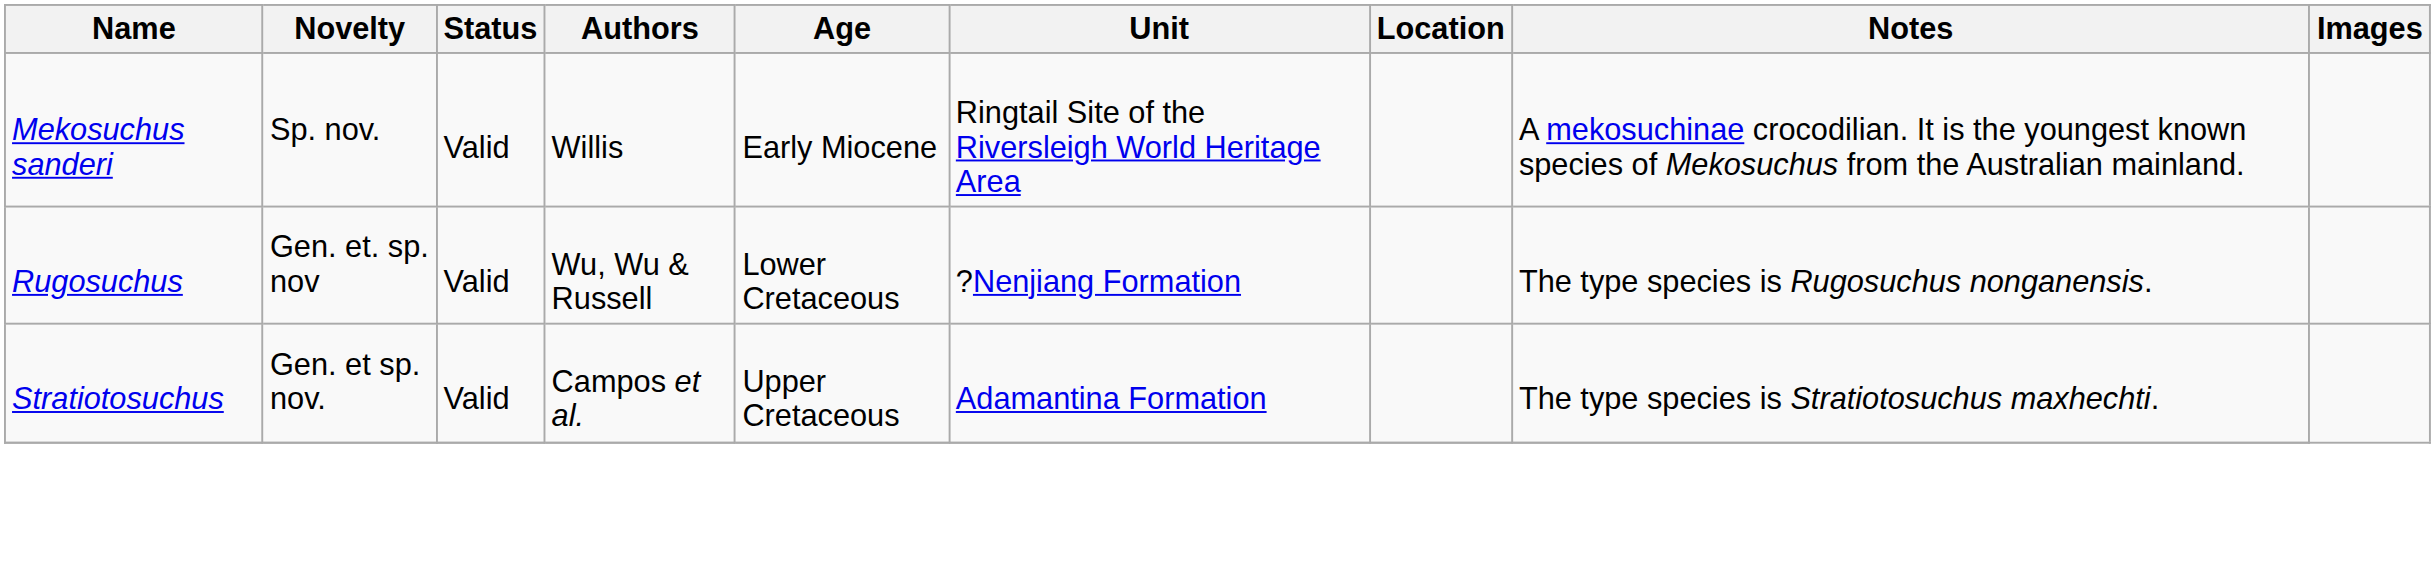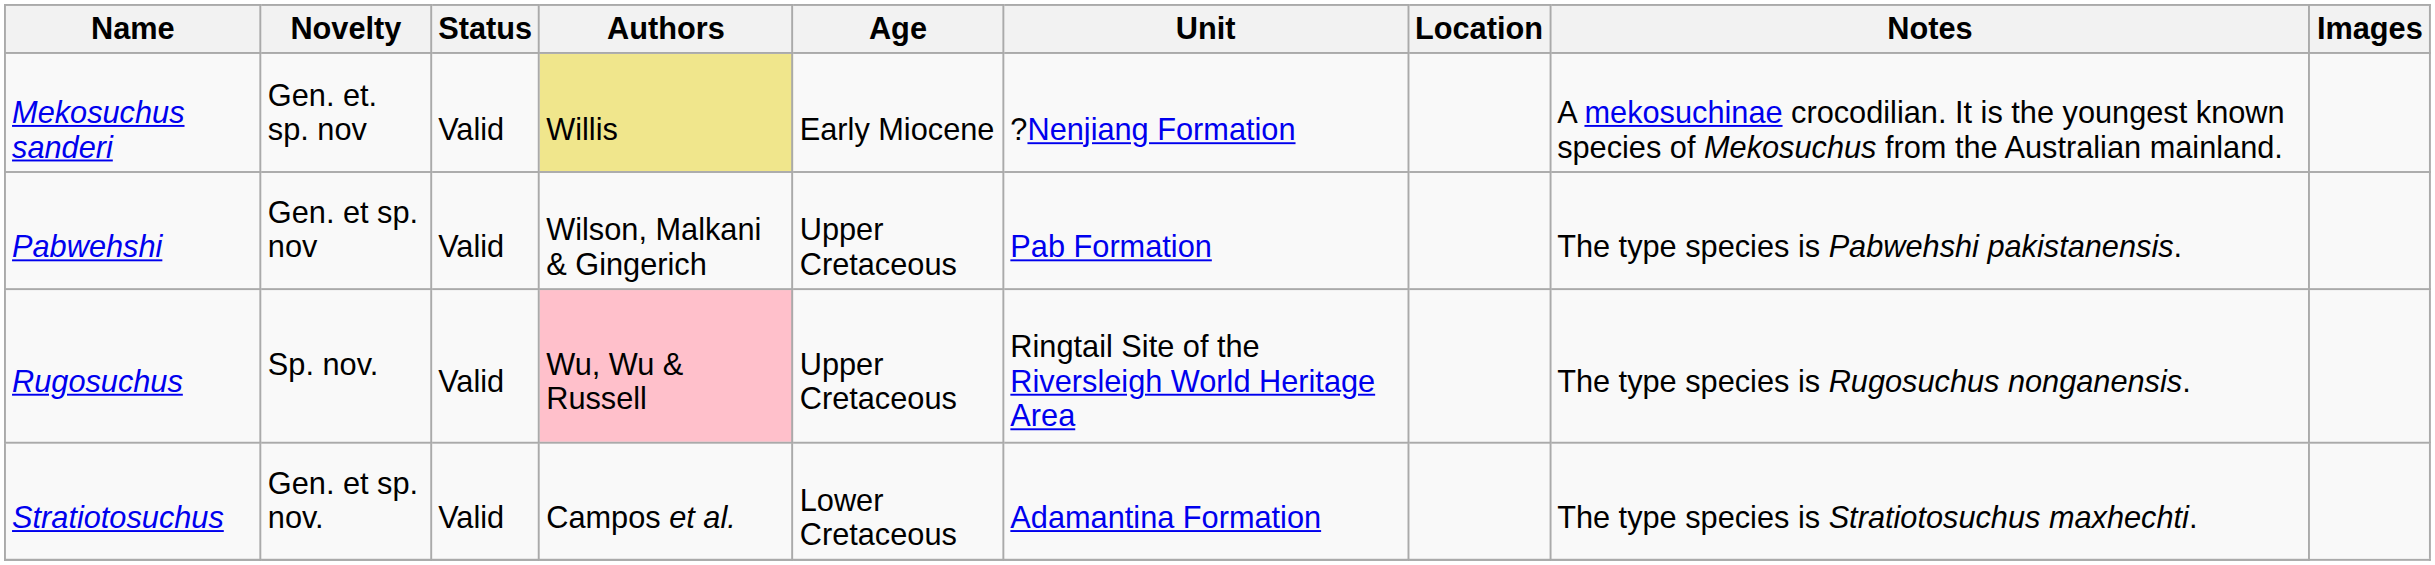(325, 129) Sp. nov. -> (322, 112) Gen. et. sp. nov
(587, 146) no background -> (582, 129) khaki background
(1138, 146) Ringtail Site of the Riversleigh World Heritage Area -> (1153, 129) ?Nenjiang Formation
+ row: (87, 247)
(349, 264) Gen. et. sp. nov -> (323, 365) Sp. nov.
(620, 281) no background -> (615, 382) pink background
(821, 281) Lower Cretaceous -> (878, 382) Upper Cretaceous
(1098, 281) ?Nenjiang Formation -> (1193, 382) Ringtail Site of the Riversleigh World Heritage Area
(821, 399) Upper Cretaceous -> (878, 517) Lower Cretaceous
